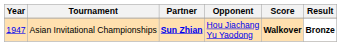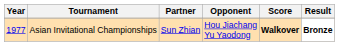(16, 30) 1947 -> (16, 30) 1977
(182, 30) bold -> (181, 30) normal
